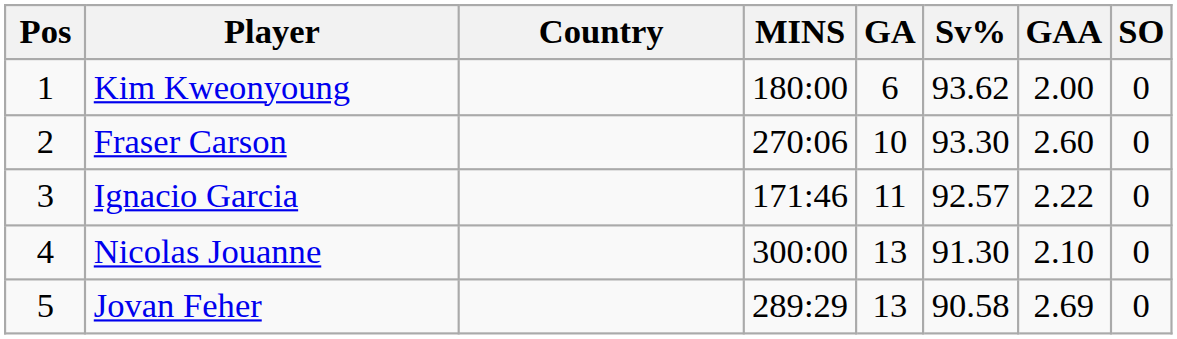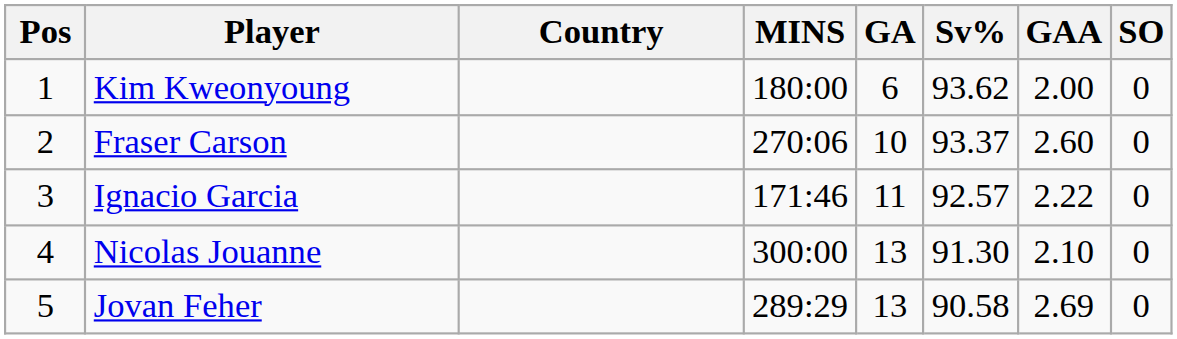(971, 141) 93.30 -> (971, 141) 93.37
